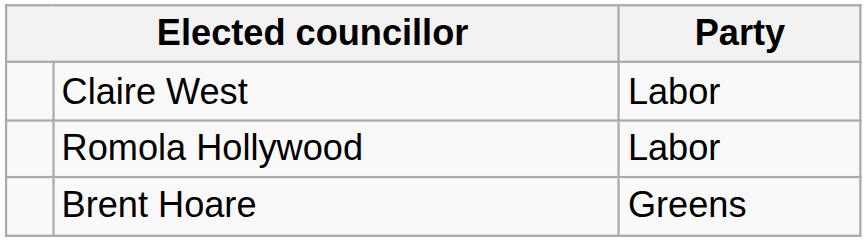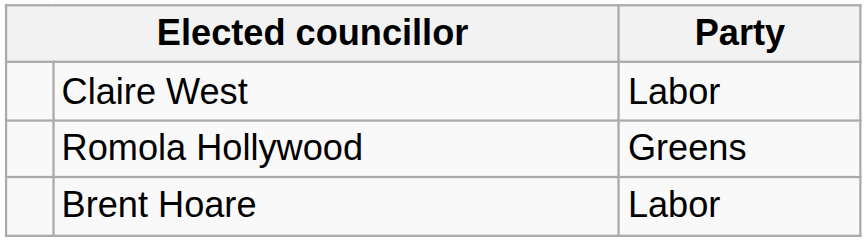(674, 148) Labor -> (687, 148) Greens
(687, 205) Greens -> (674, 205) Labor
